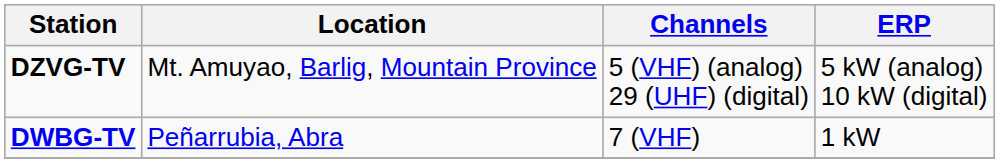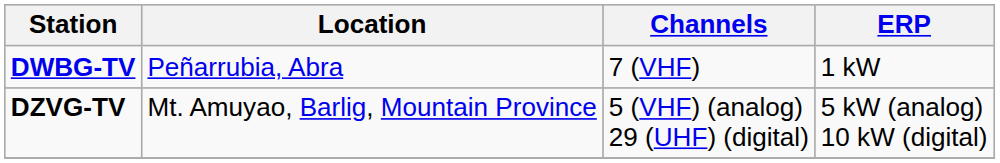rows swapped: (73, 137) <-> (68, 66)
